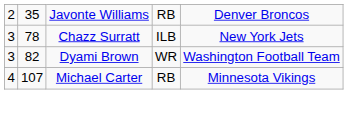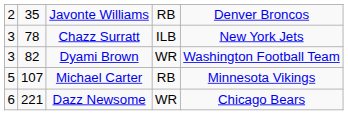(11, 78) 4 -> (11, 78) 5
+ row: (99, 99)
